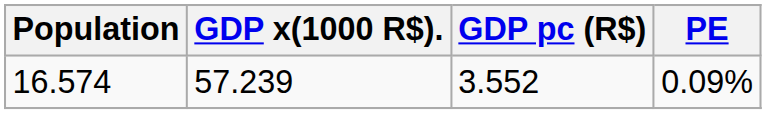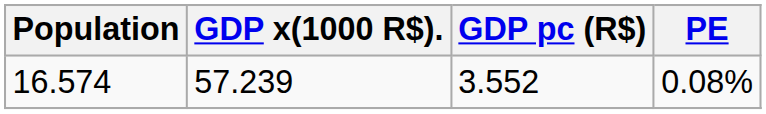(707, 81) 0.09% -> (707, 81) 0.08%
